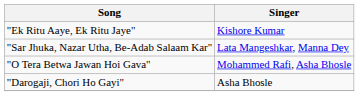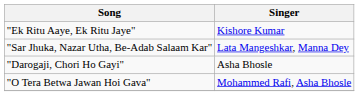rows swapped: (79, 64) <-> (65, 82)
